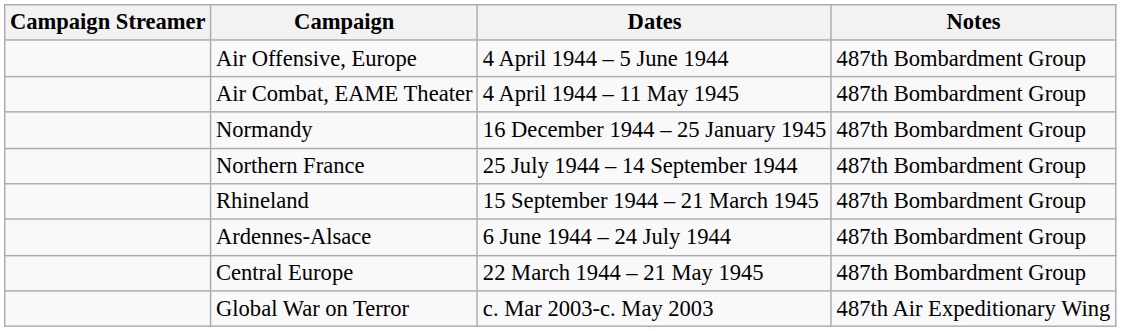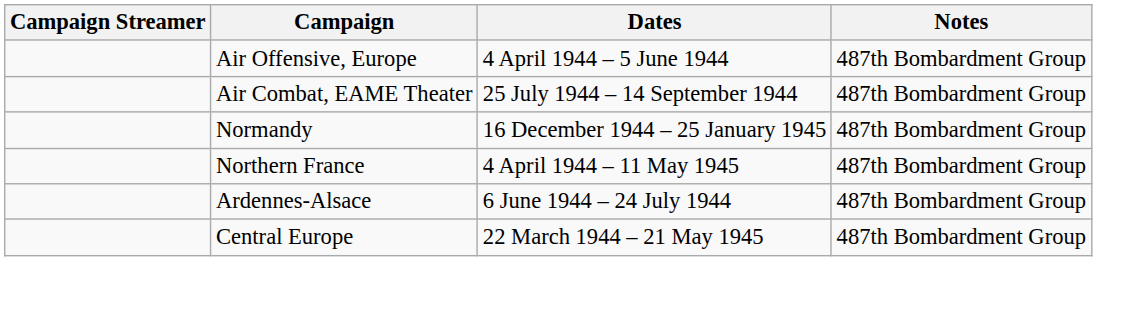(611, 93) 4 April 1944 – 11 May 1945 -> (640, 93) 25 July 1944 – 14 September 1944
(640, 165) 25 July 1944 – 14 September 1944 -> (611, 165) 4 April 1944 – 11 May 1945
- row: (262, 201)
- row: (313, 308)
